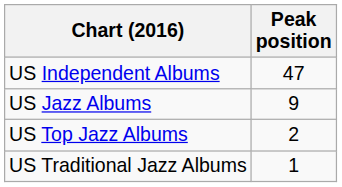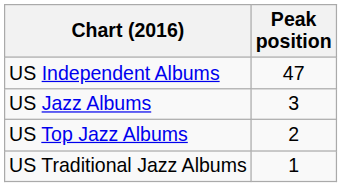(294, 103) 9 -> (294, 103) 3
